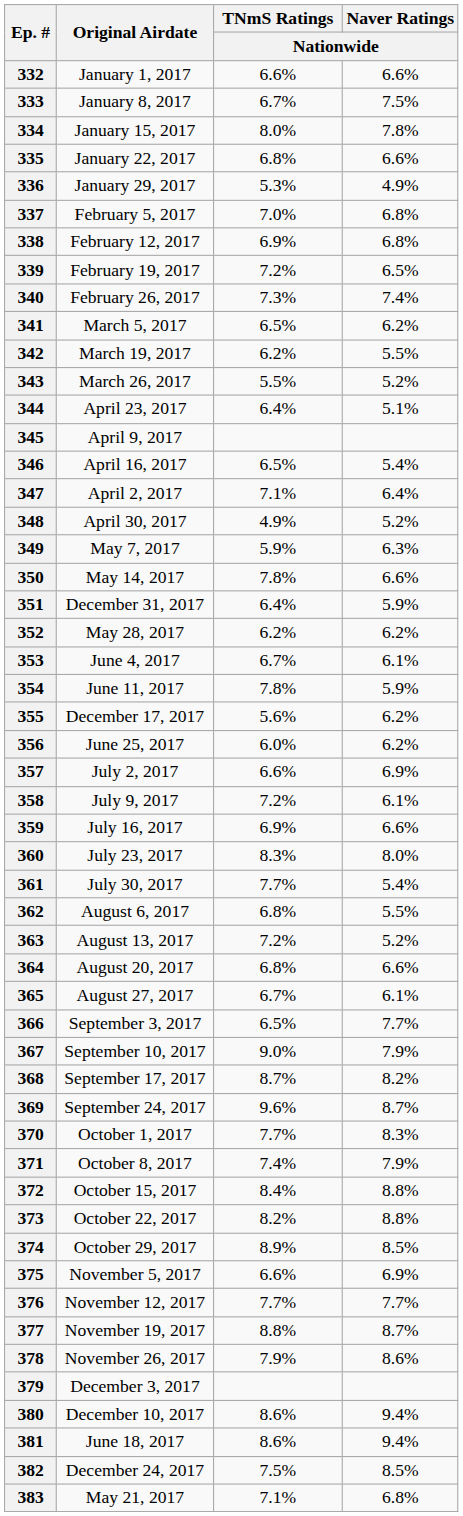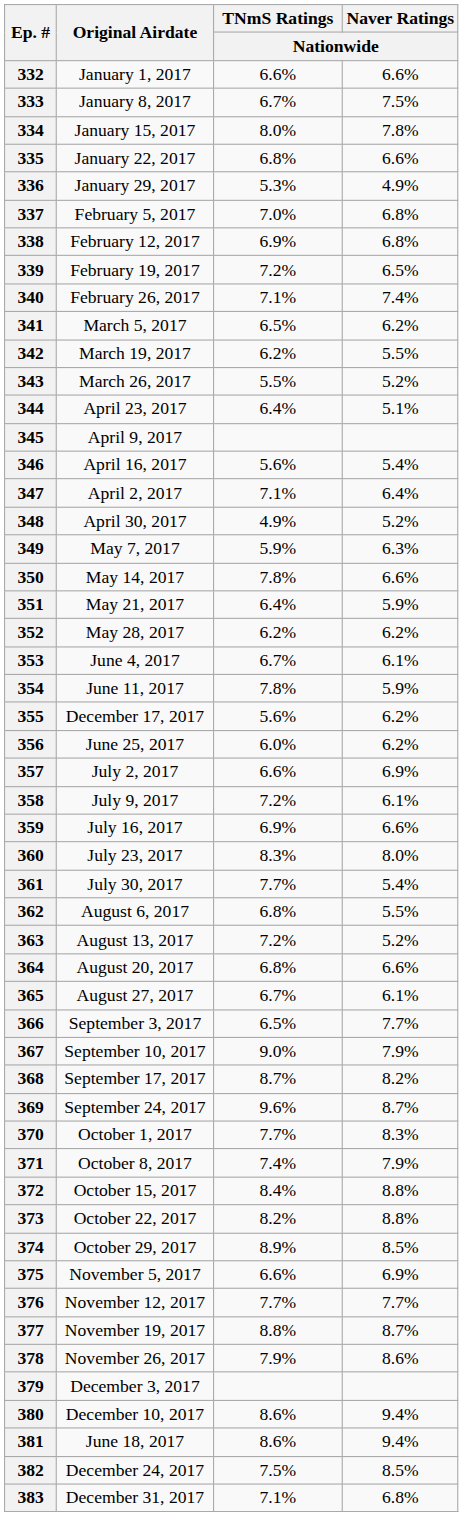(278, 297) 7.3% -> (278, 297) 7.1%
(278, 465) 6.5% -> (278, 465) 5.6%
(135, 604) December 31, 2017 -> (135, 604) May 21, 2017
(135, 1497) May 21, 2017 -> (135, 1497) December 31, 2017
